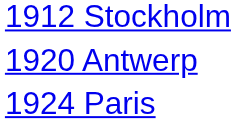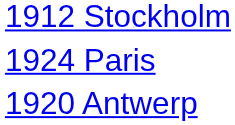rows swapped: (101, 60) <-> (80, 103)
